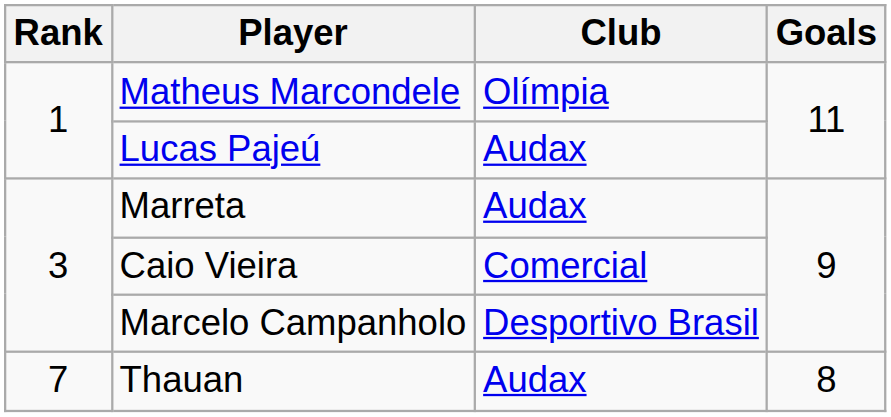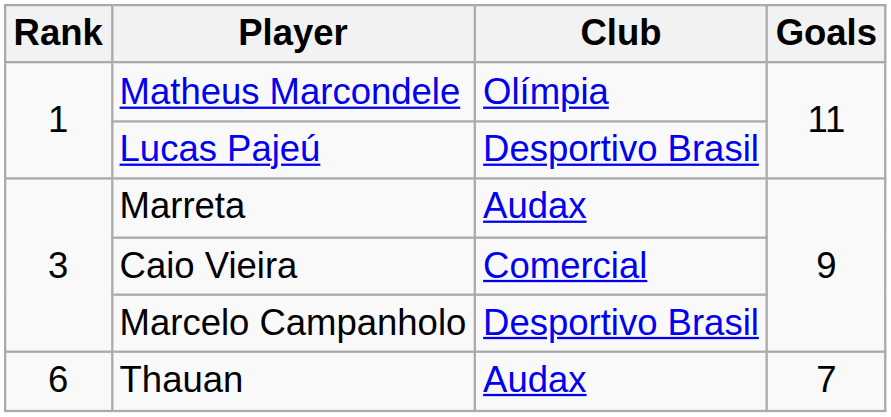(535, 149) Audax -> (621, 149) Desportivo Brasil
(58, 380) 7 -> (58, 380) 6
(826, 380) 8 -> (826, 380) 7
